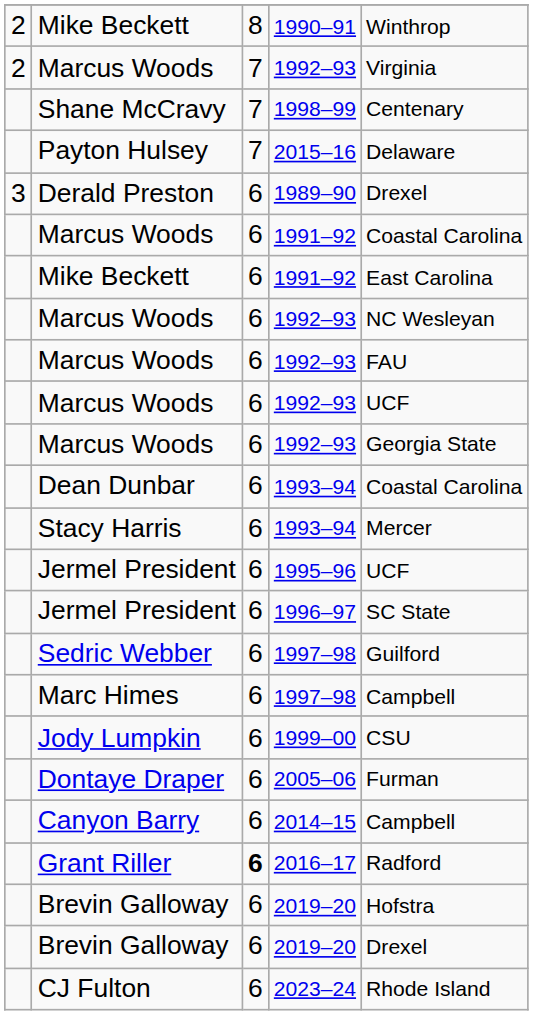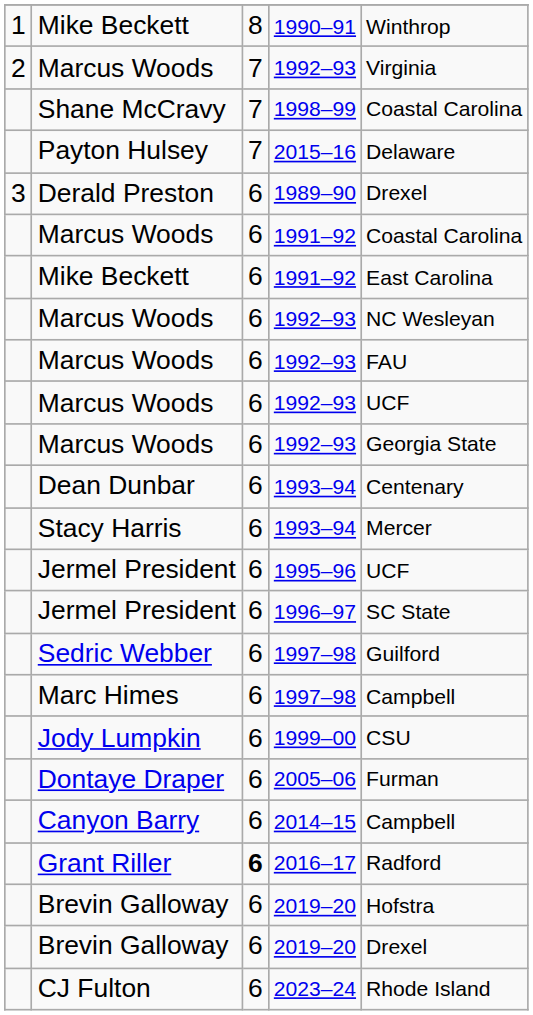(18, 25) 2 -> (18, 25) 1
(415, 109) Centenary -> (444, 109) Coastal Carolina
(444, 486) Coastal Carolina -> (415, 486) Centenary
